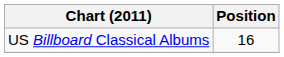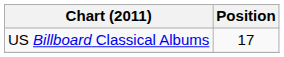(246, 40) 16 -> (246, 40) 17
